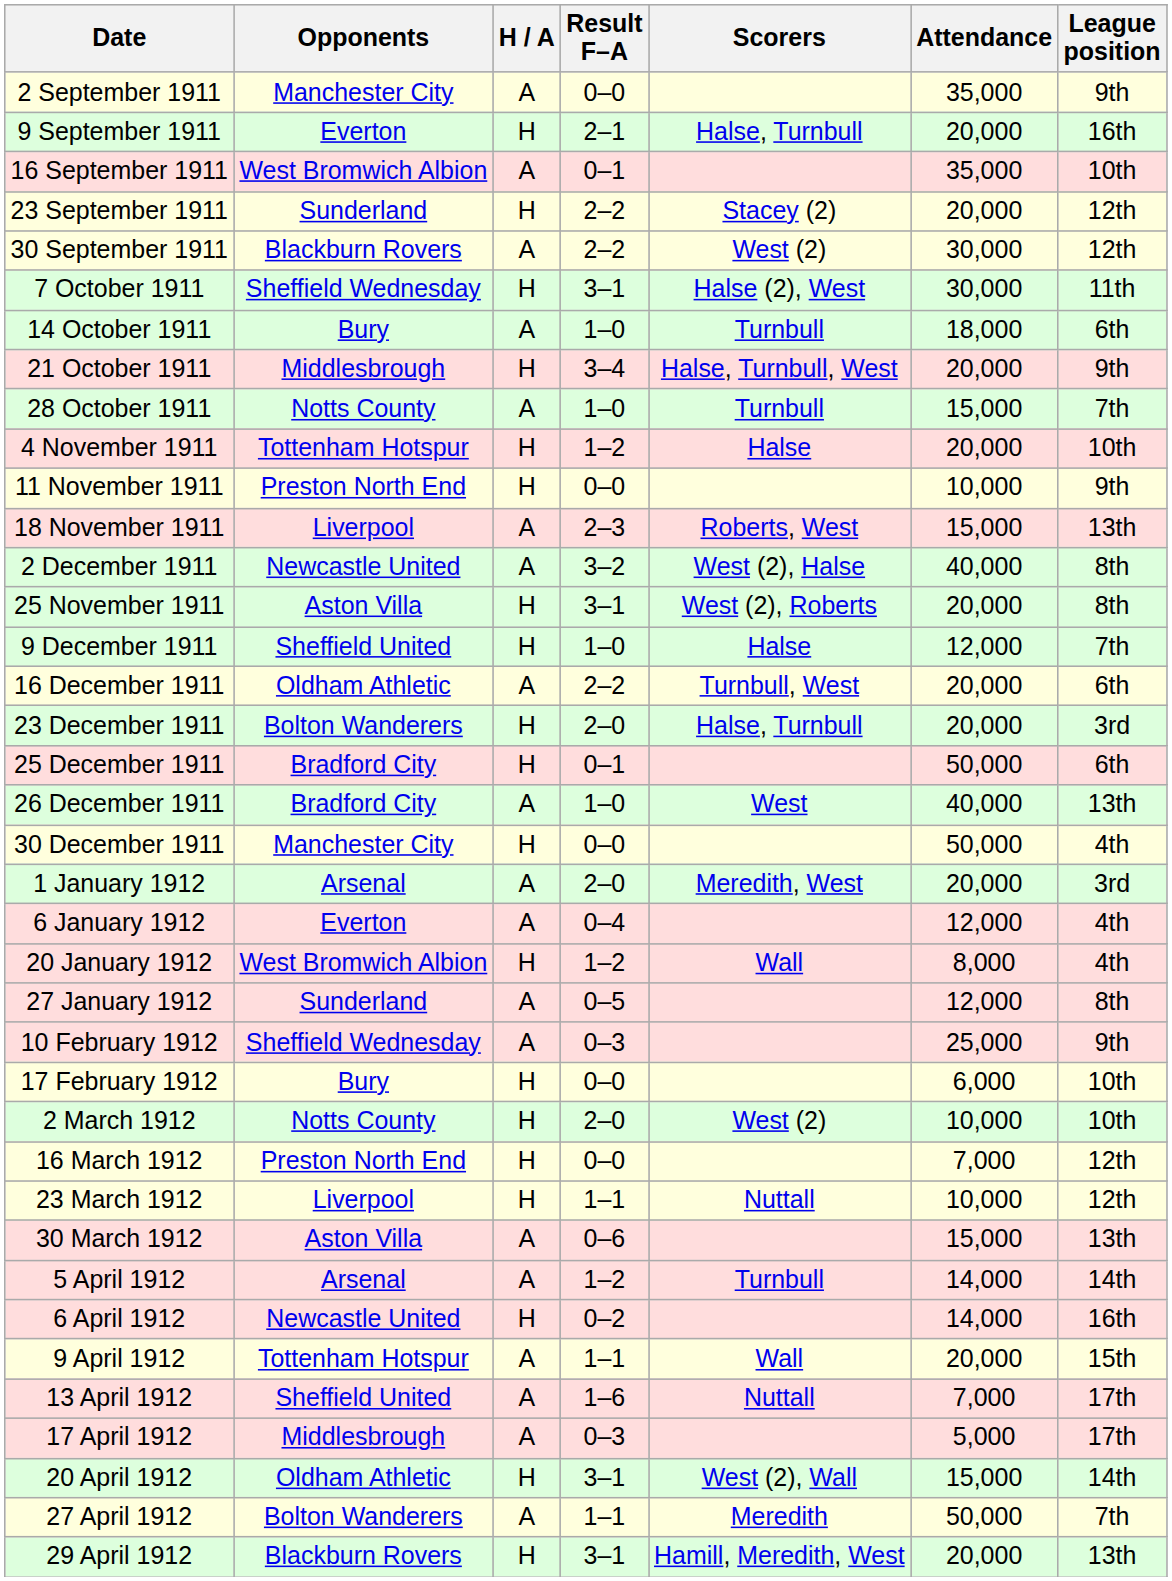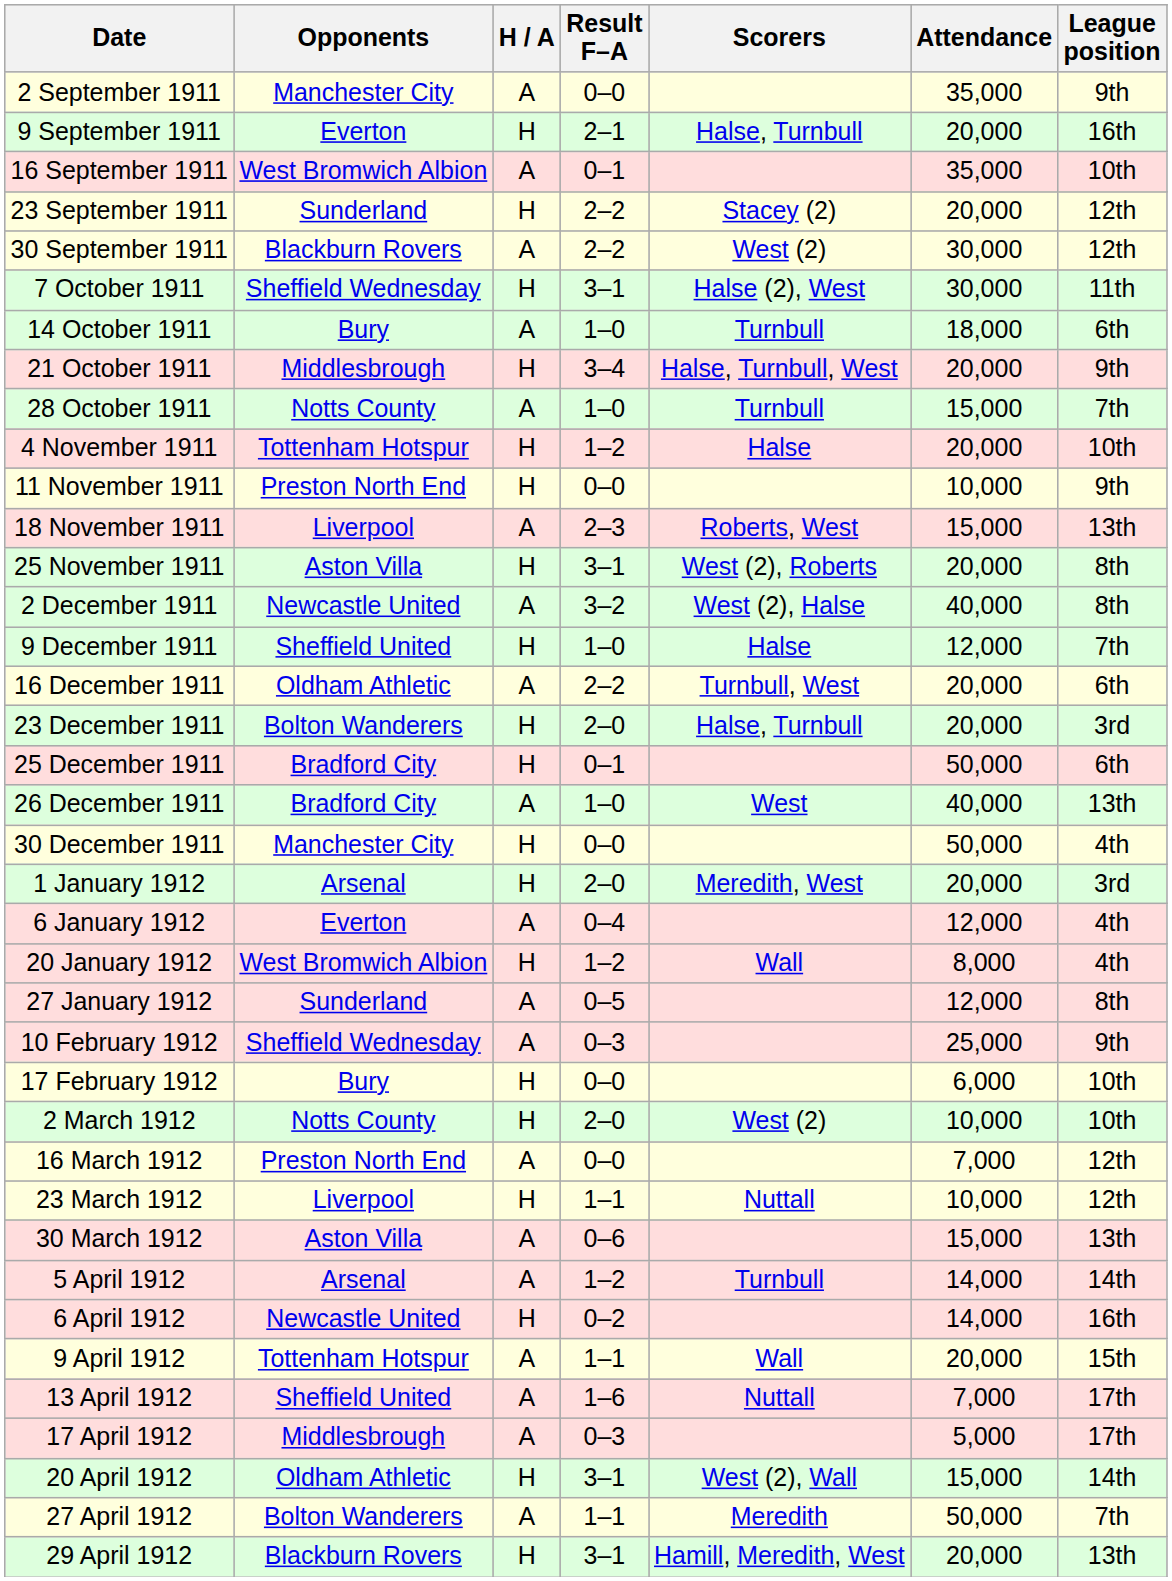rows swapped: (119, 606) <-> (119, 566)
(527, 883) A -> (527, 883) H
(527, 1160) H -> (527, 1160) A
